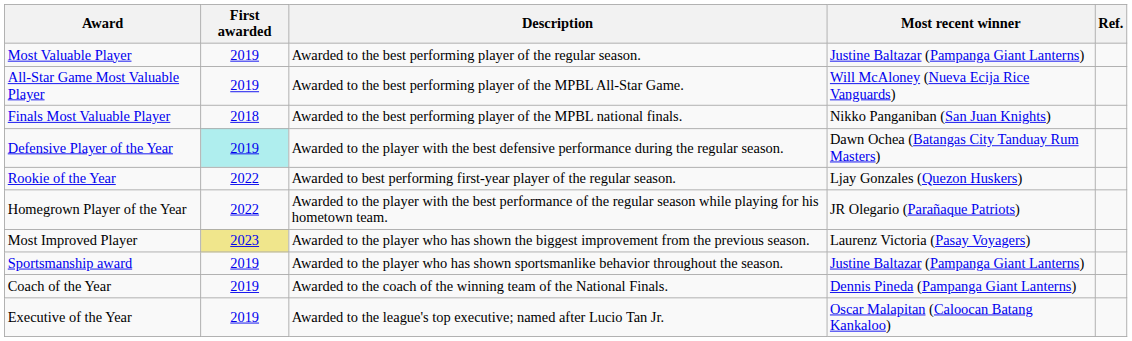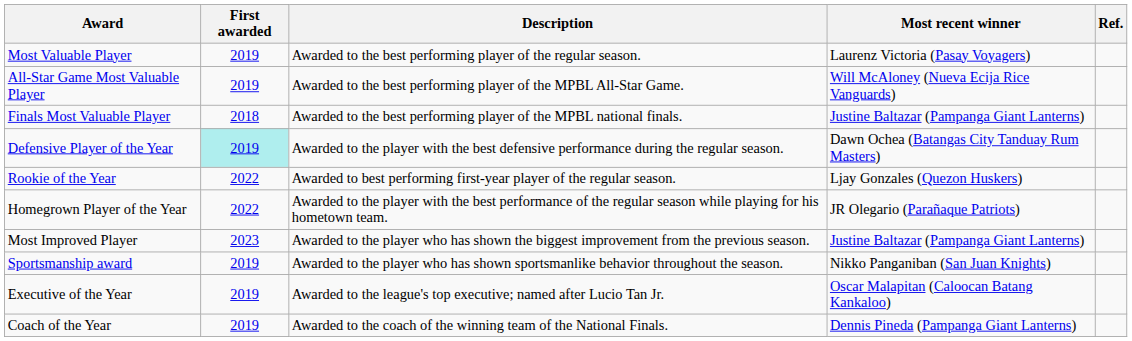(957, 54) Justine Baltazar (Pampanga Giant Lanterns) -> (930, 54) Laurenz Victoria (Pasay Voyagers)
(940, 116) Nikko Panganiban (San Juan Knights) -> (957, 116) Justine Baltazar (Pampanga Giant Lanterns)
(245, 240) khaki background -> (245, 240) no background
(930, 240) Laurenz Victoria (Pasay Voyagers) -> (957, 240) Justine Baltazar (Pampanga Giant Lanterns)
(957, 263) Justine Baltazar (Pampanga Giant Lanterns) -> (940, 263) Nikko Panganiban (San Juan Knights)
rows swapped: (59, 286) <-> (70, 317)
